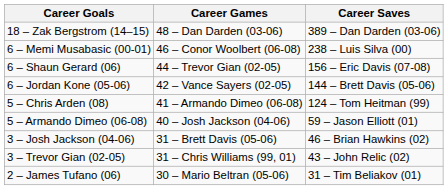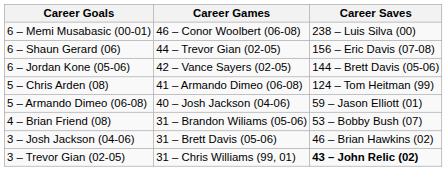- row: (78, 31)
+ row: (59, 121)
(359, 157) normal -> (365, 157) bold
- row: (64, 175)
